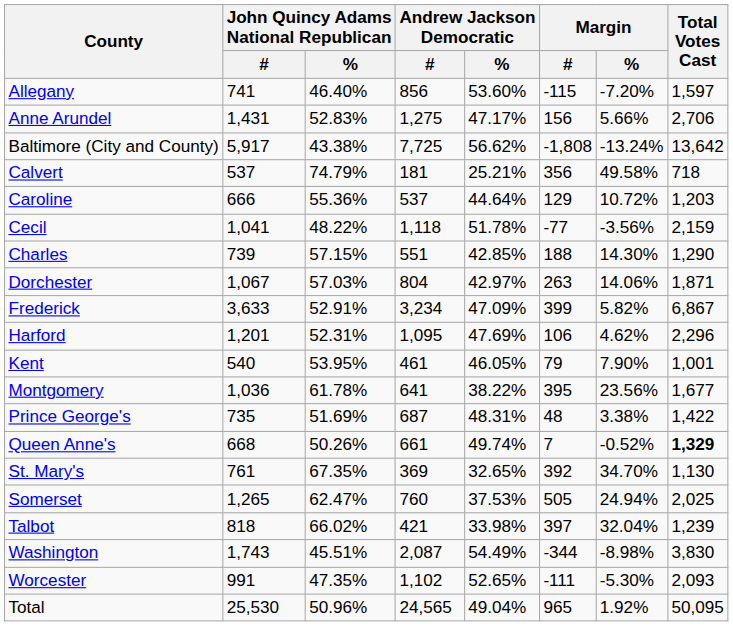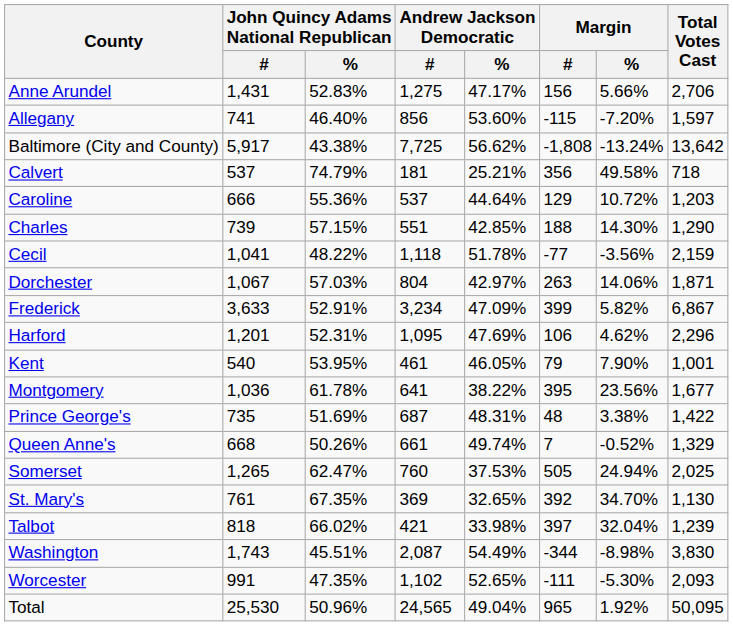rows swapped: (41, 91) <-> (60, 118)
rows swapped: (28, 227) <-> (38, 254)
(693, 444) bold -> (693, 444) normal
rows swapped: (46, 471) <-> (45, 498)
